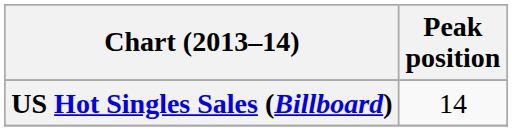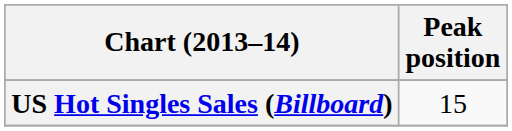(453, 102) 14 -> (453, 102) 15
